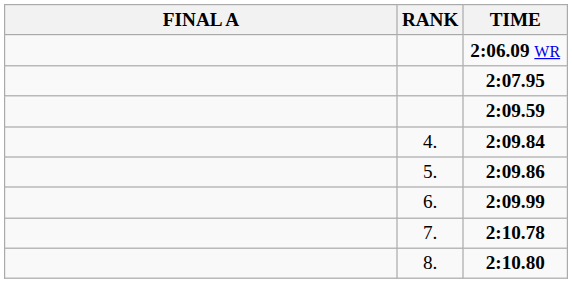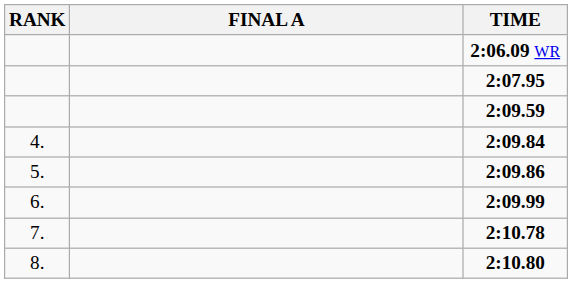columns swapped: (430, 19) <-> (201, 19)
